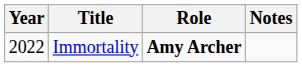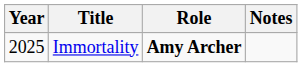(27, 47) 2022 -> (27, 47) 2025
